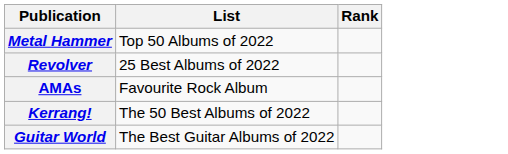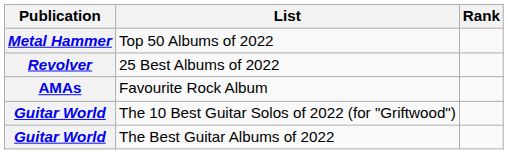- row: (214, 112)
+ row: (287, 112)
